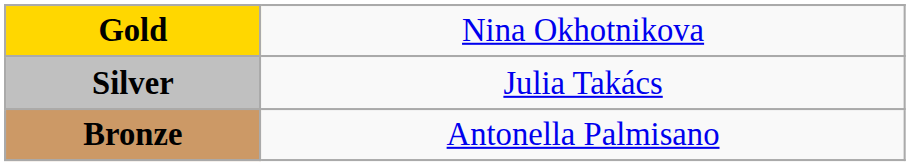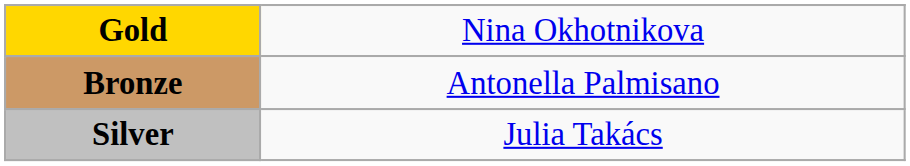rows swapped: (133, 82) <-> (133, 133)
